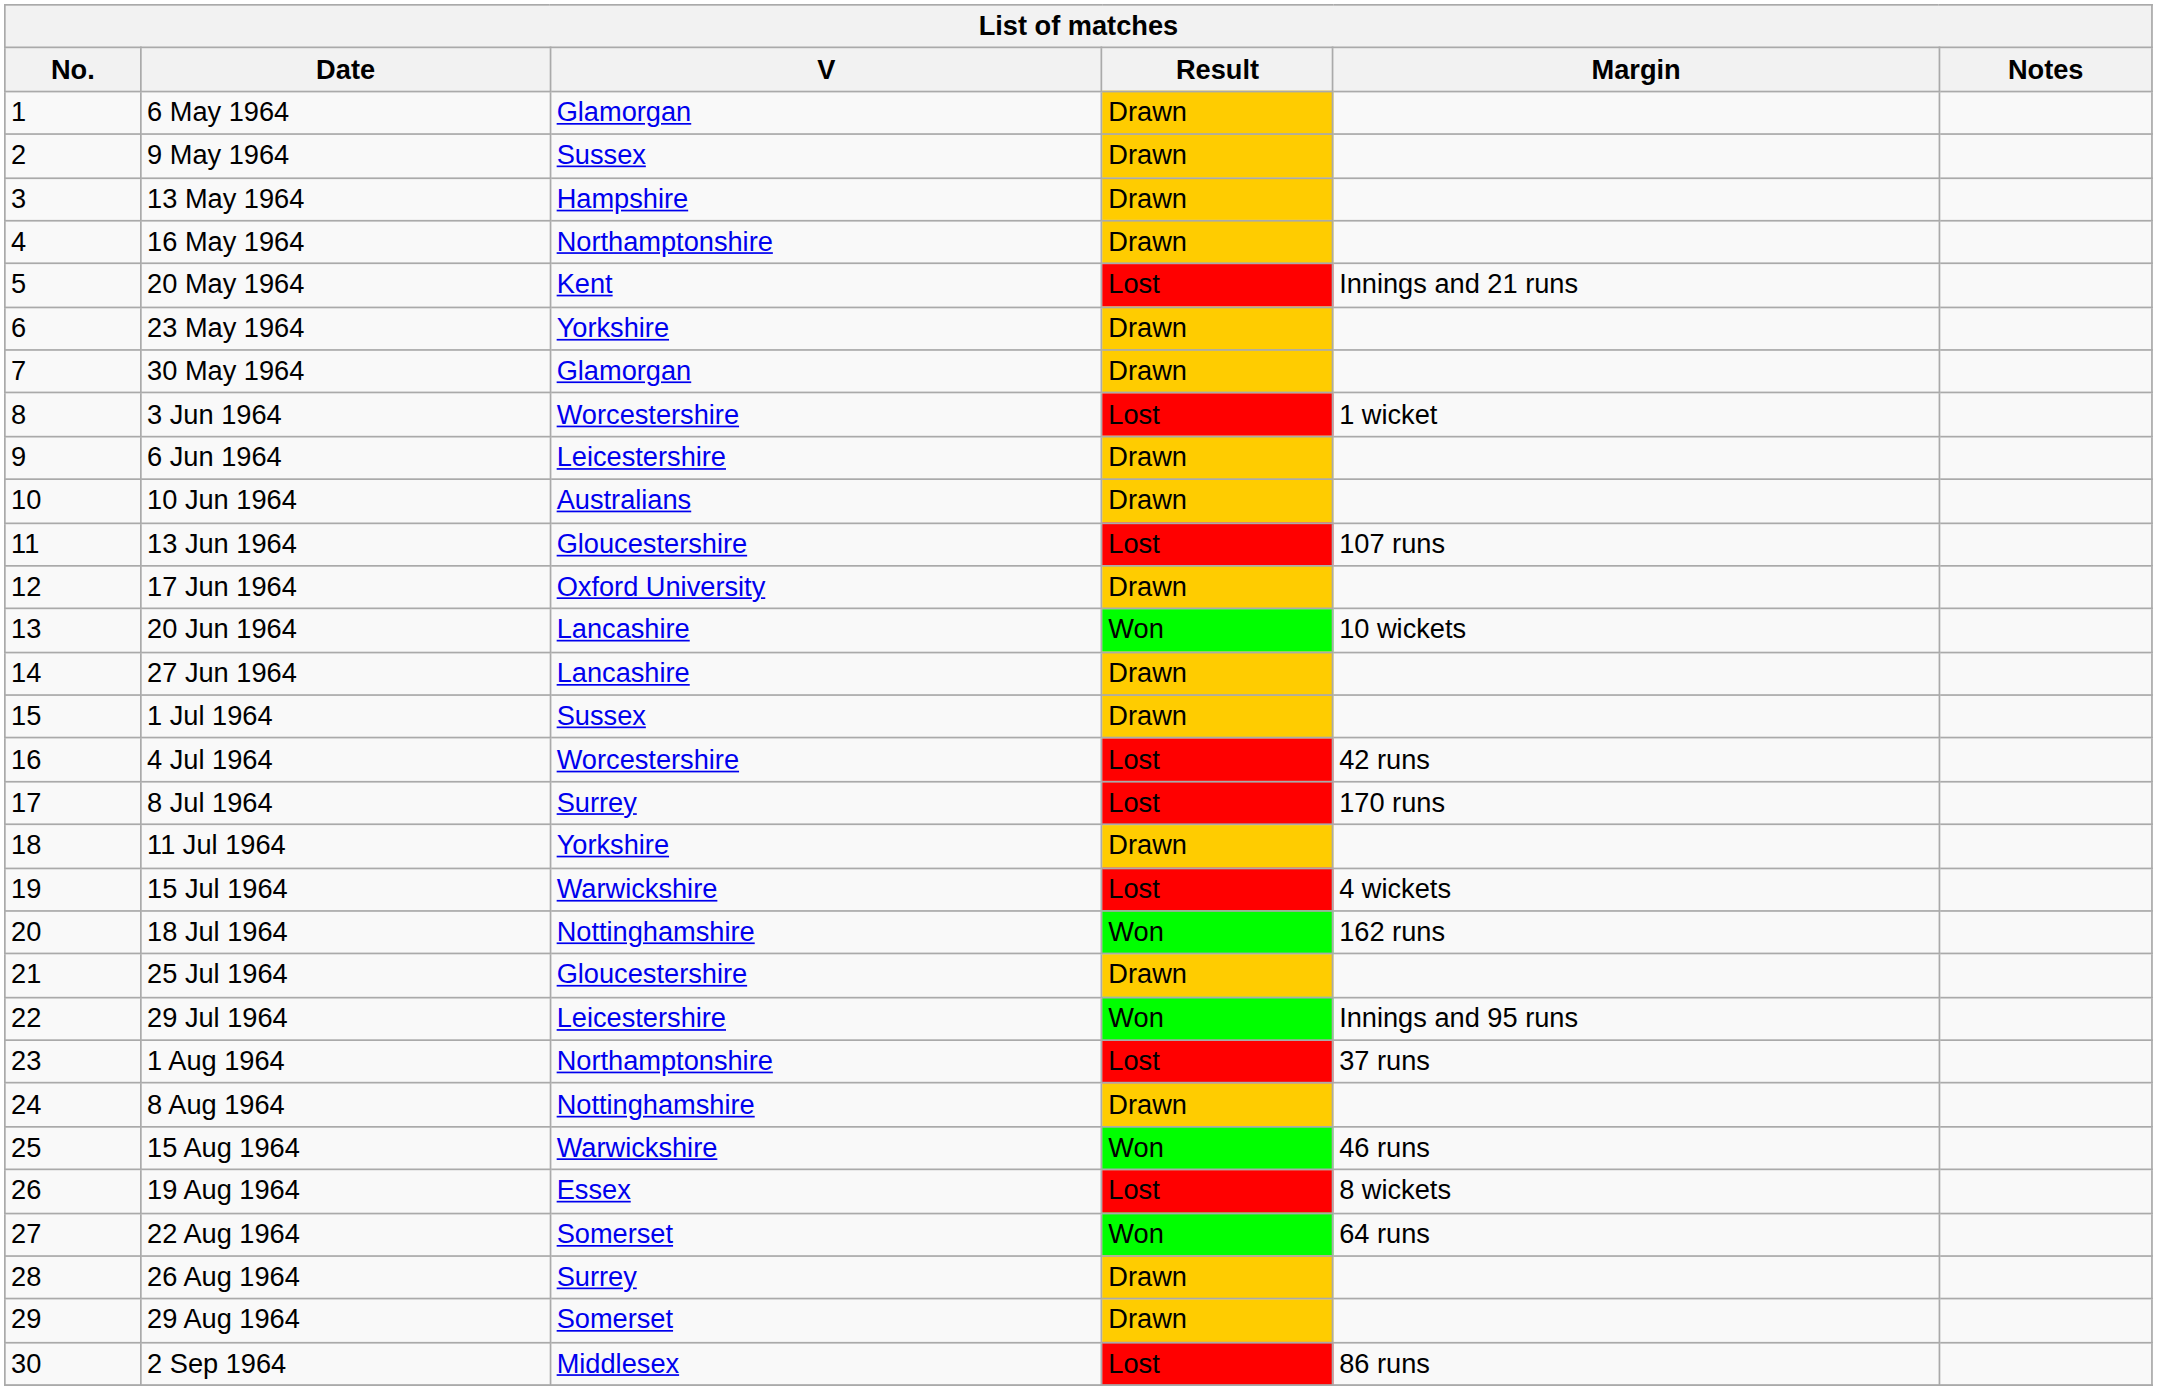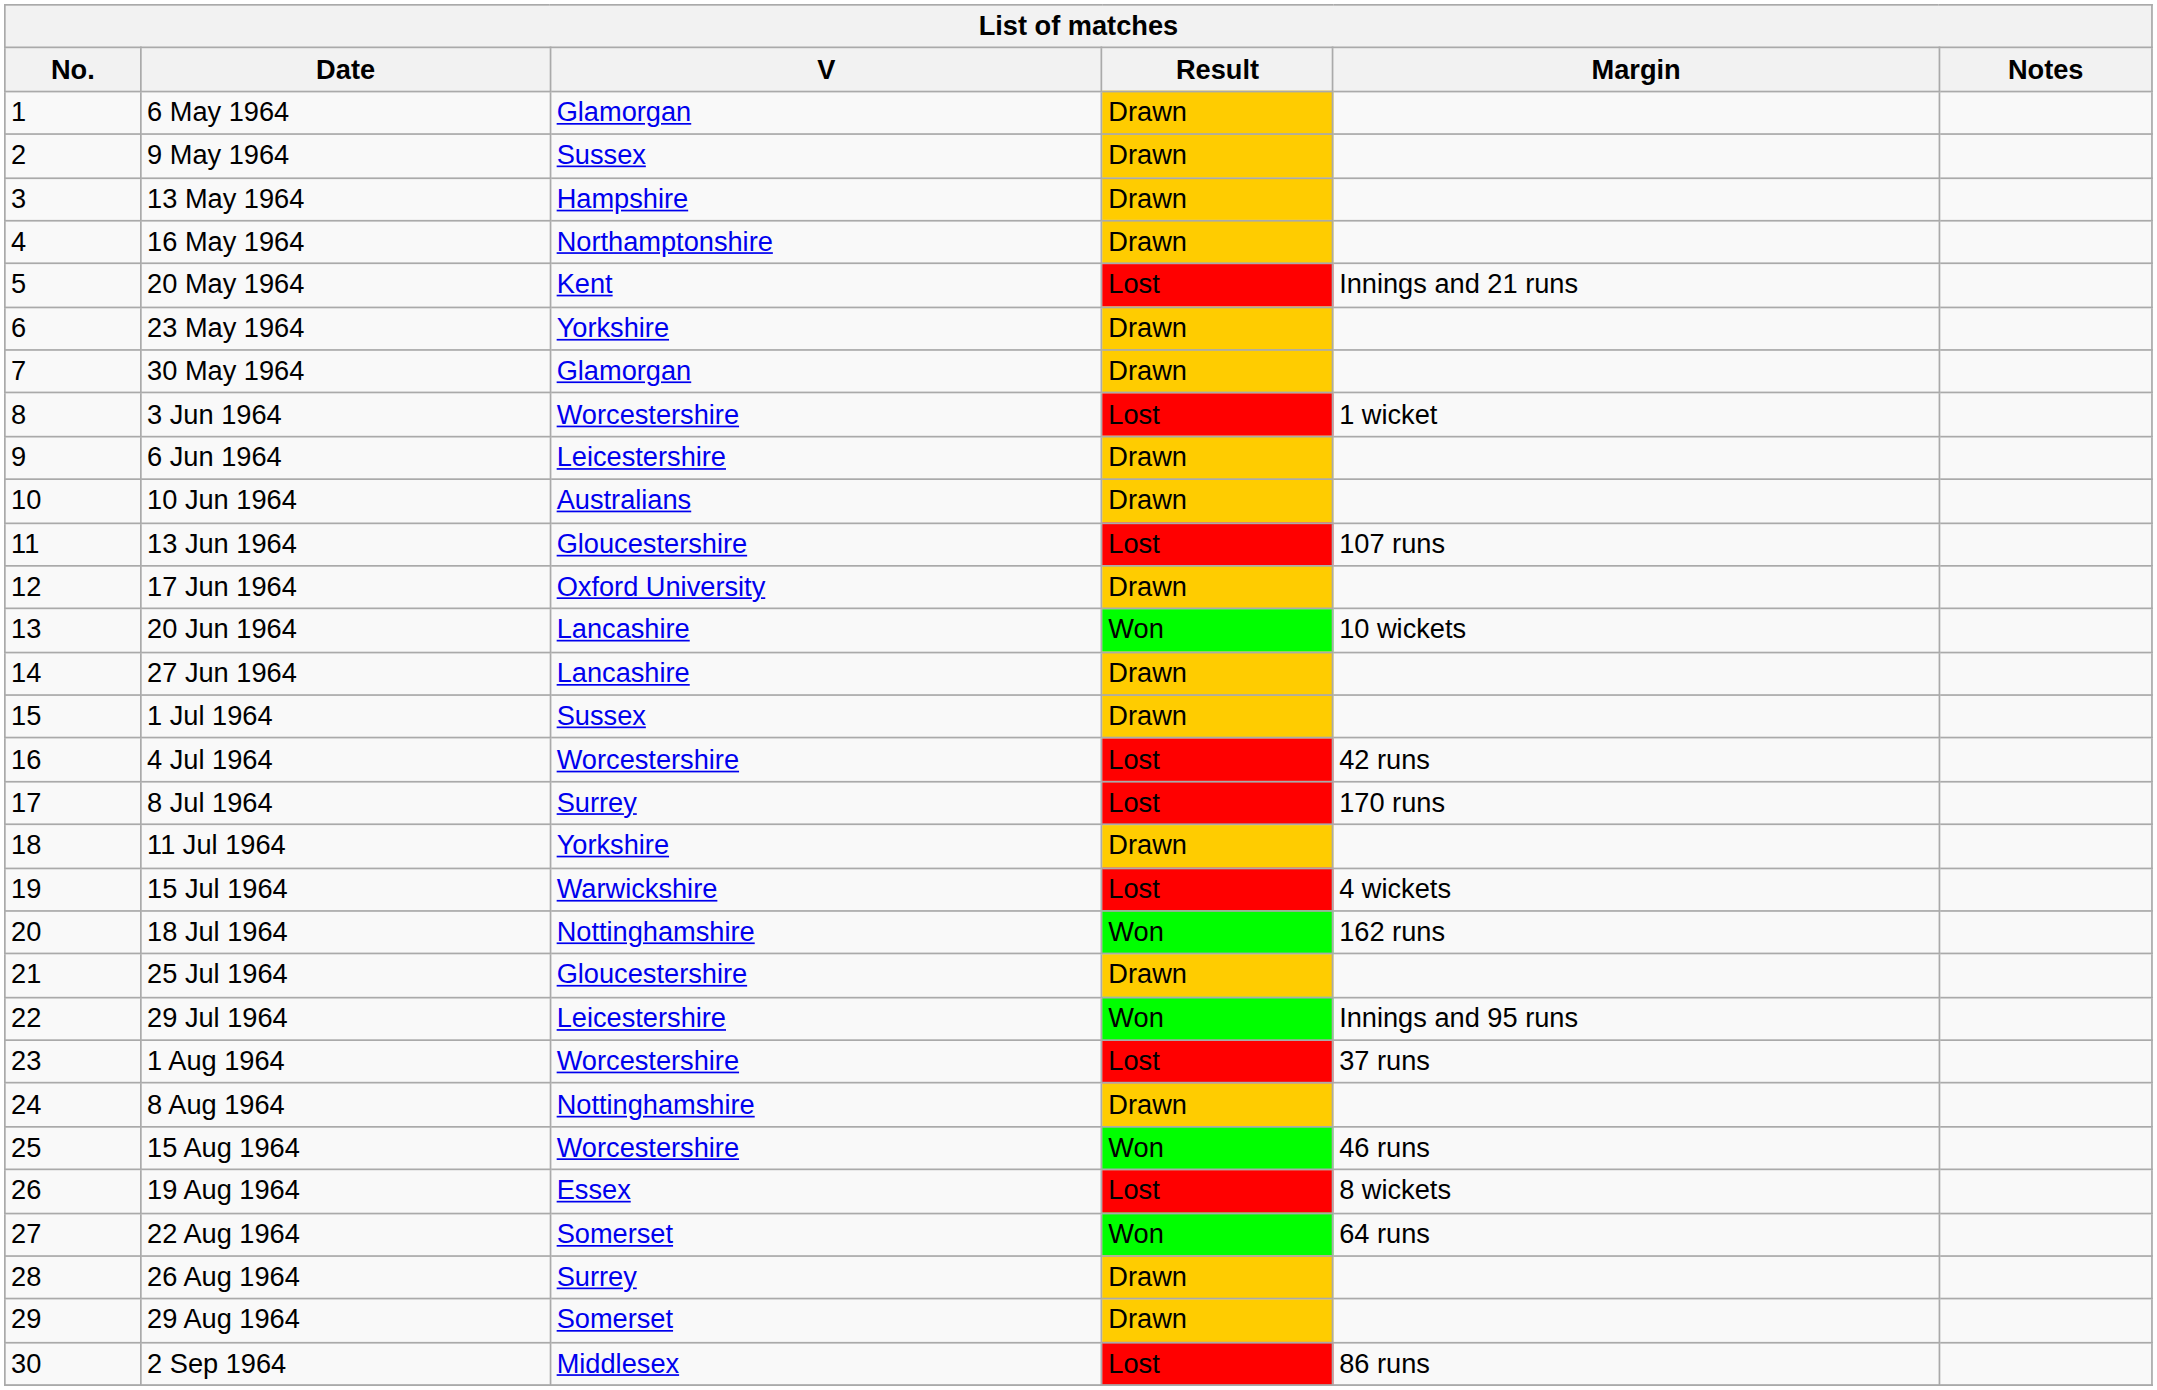(665, 1061) Northamptonshire -> (648, 1061) Worcestershire
(637, 1147) Warwickshire -> (648, 1147) Worcestershire
